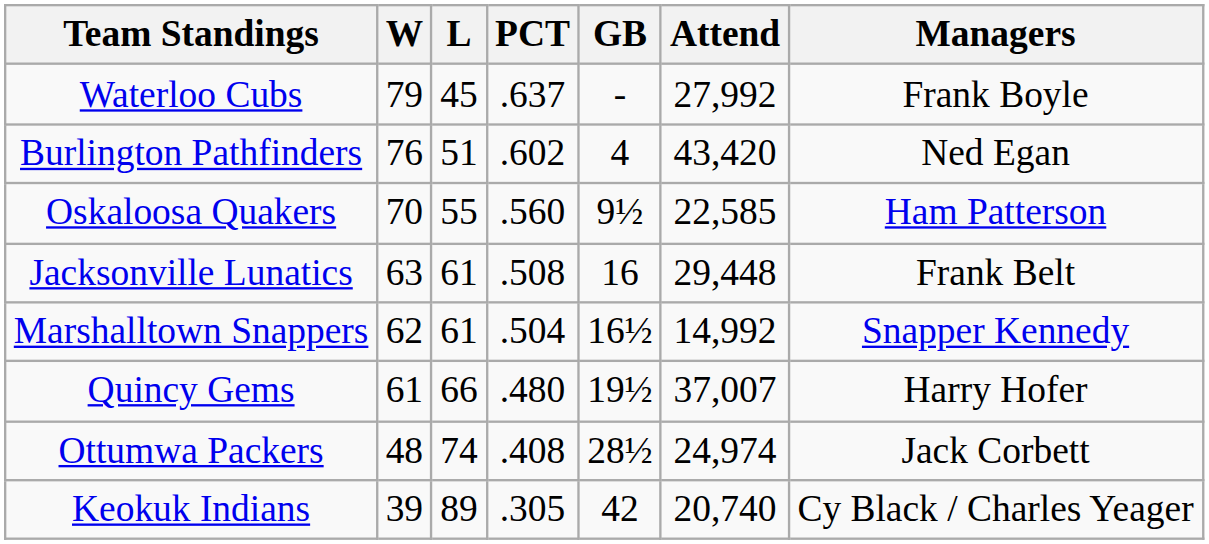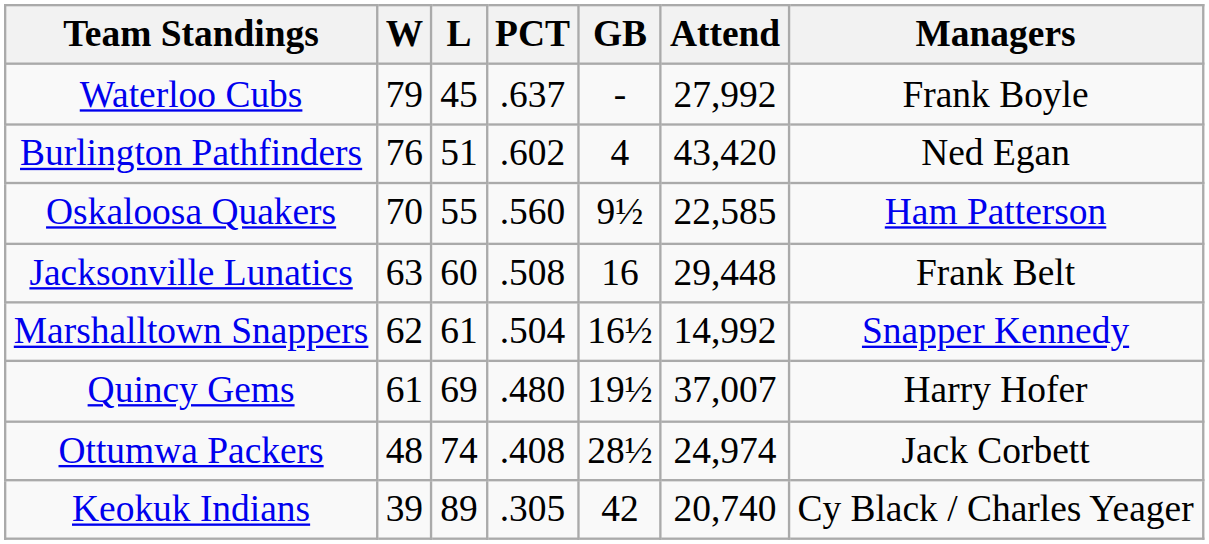(459, 271) 61 -> (459, 271) 60
(459, 390) 66 -> (459, 390) 69
